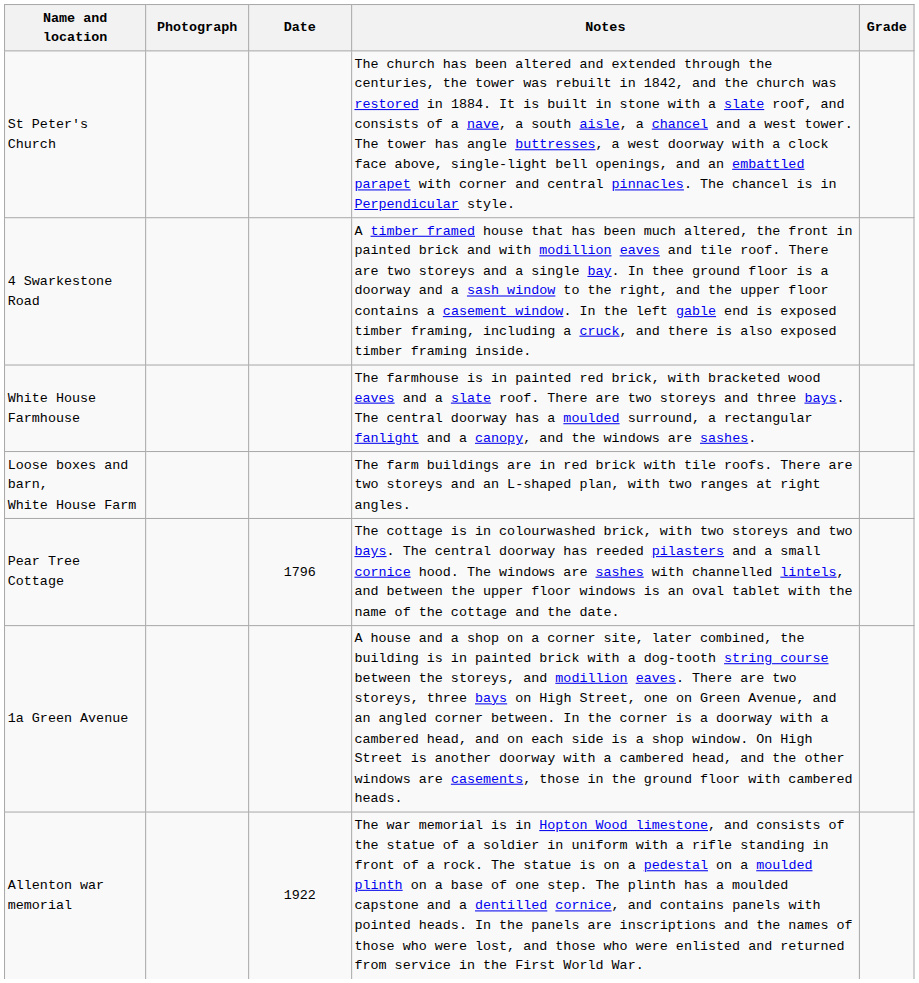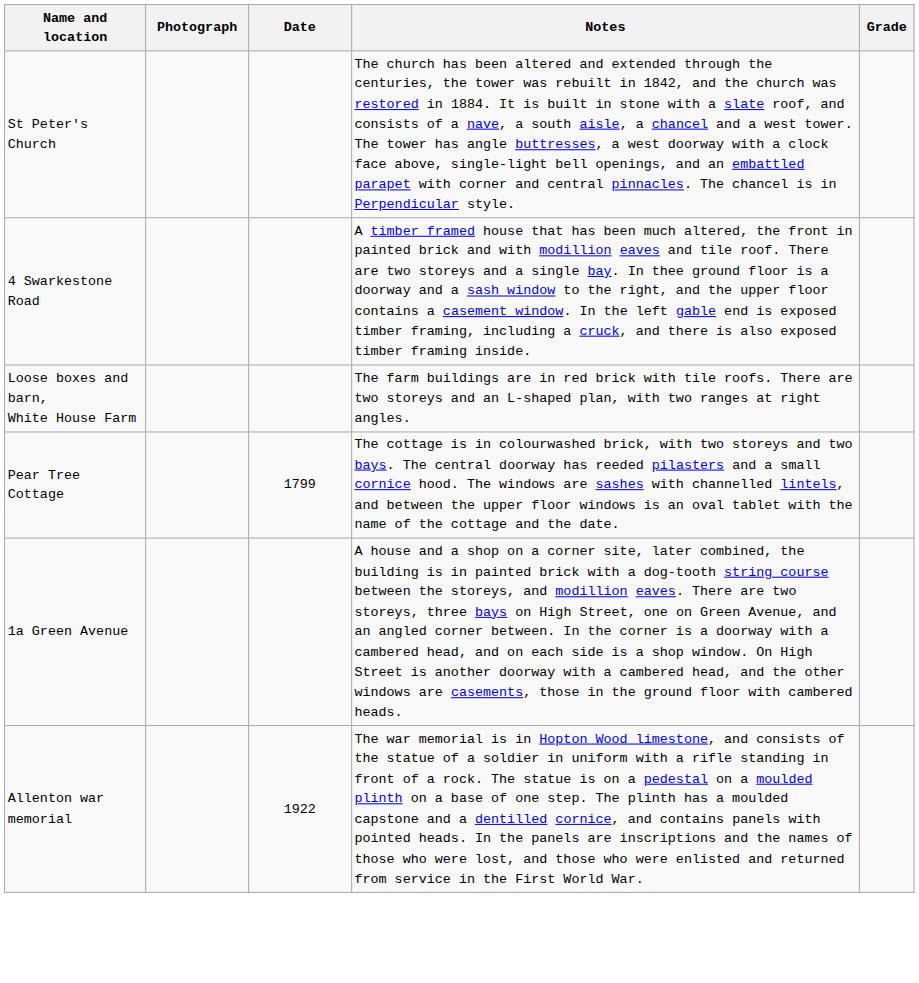- row: (52, 408)
(300, 572) 1796 -> (300, 485) 1799
